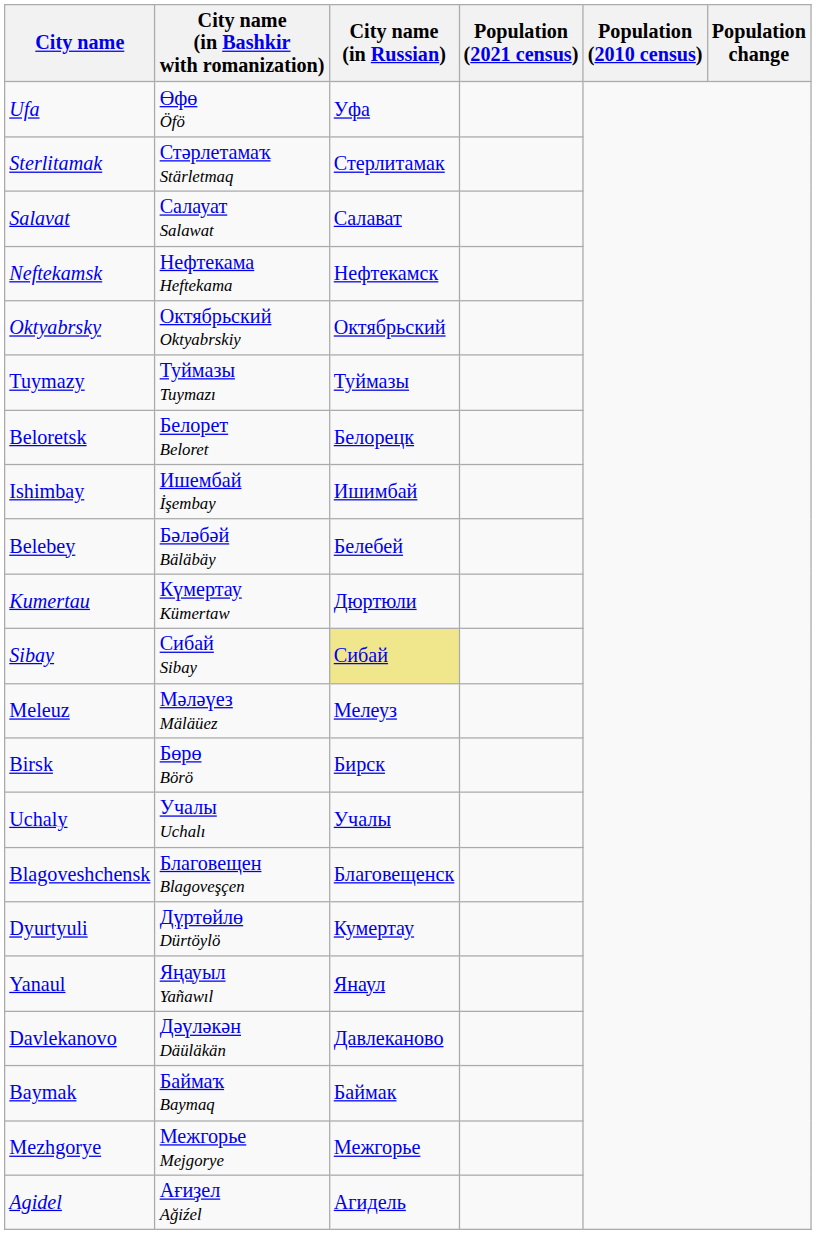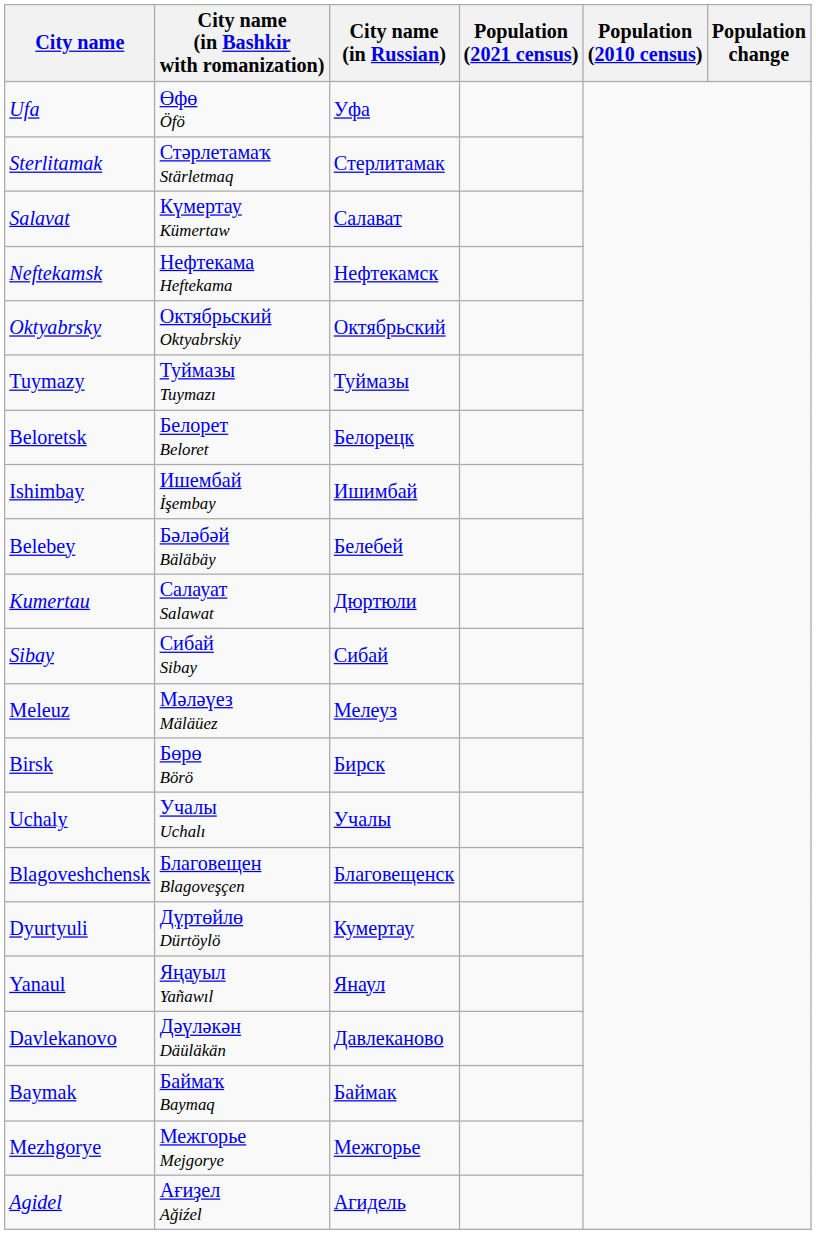(193, 218) Салауат Salawat -> (201, 218) Күмертау Kümertaw
(201, 601) Күмертау Kümertaw -> (193, 601) Салауат Salawat
(361, 655) khaki background -> (361, 655) no background
